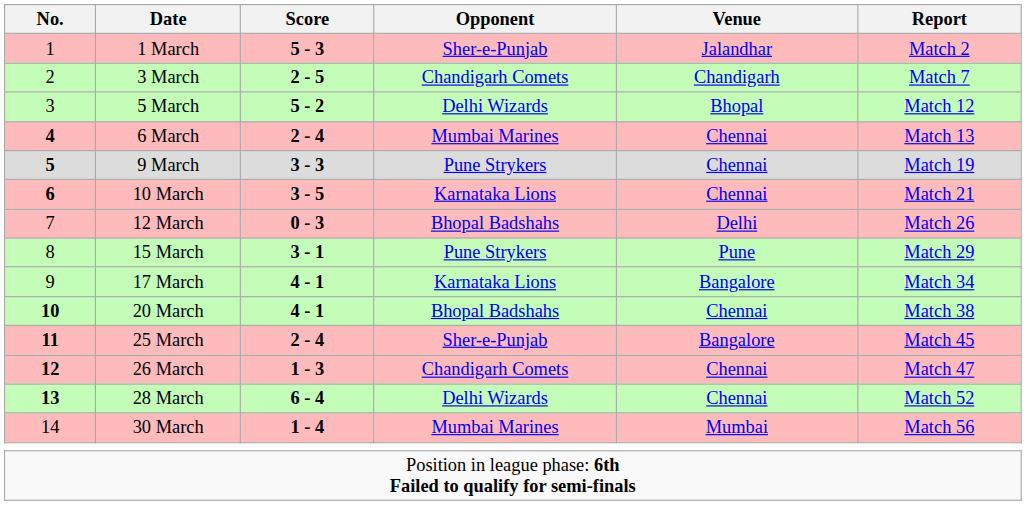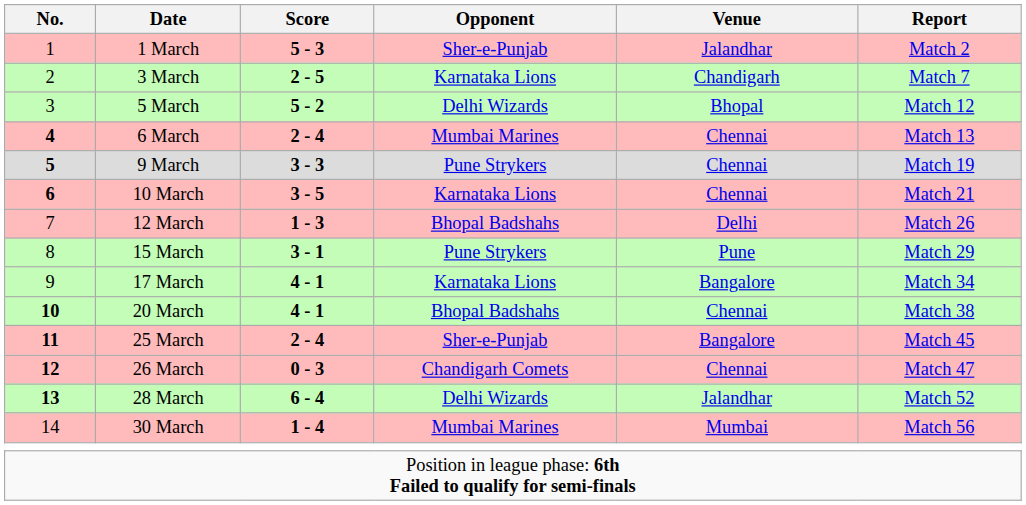(495, 77) Chandigarh Comets -> (495, 77) Karnataka Lions
(307, 223) 0 - 3 -> (307, 223) 1 - 3
(307, 369) 1 - 3 -> (307, 369) 0 - 3
(737, 398) Chennai -> (737, 398) Jalandhar
